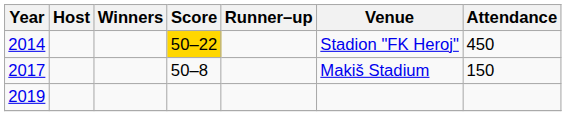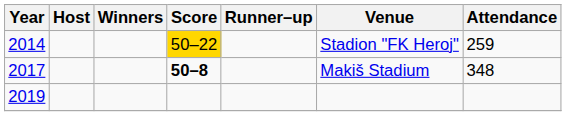(480, 44) 450 -> (480, 44) 259
(189, 70) normal -> (189, 70) bold
(480, 70) 150 -> (480, 70) 348
